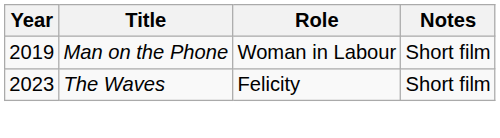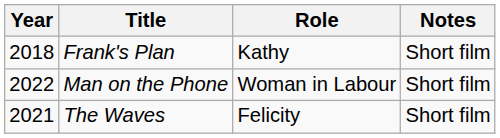+ row: (119, 52)
(32, 52) 2019 -> (32, 84) 2022
(32, 84) 2023 -> (32, 116) 2021
